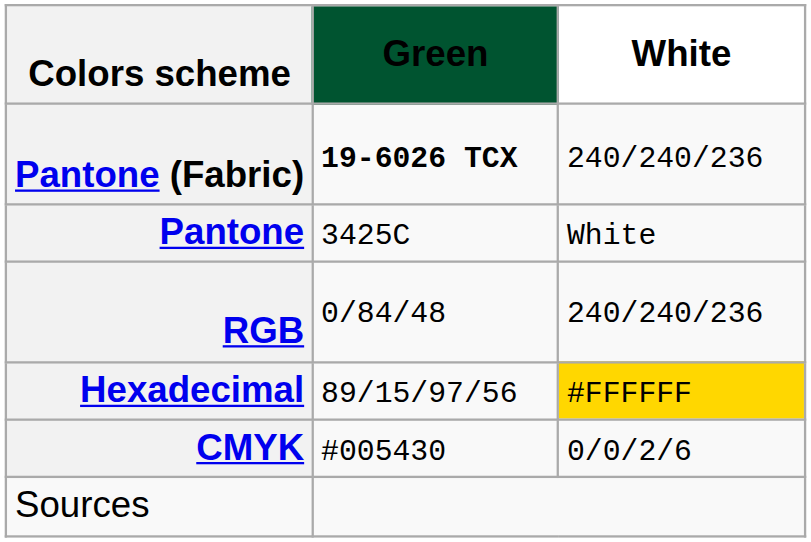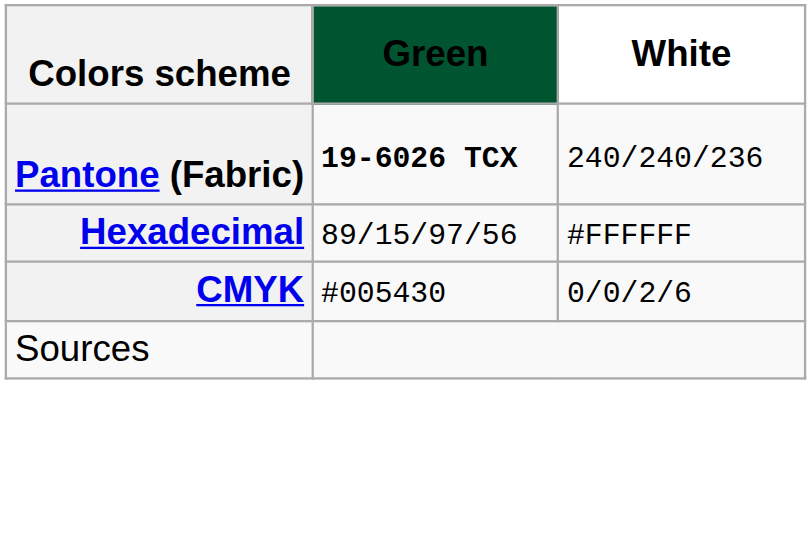- row: (232, 232)
- row: (263, 331)
(629, 394) gold background -> (629, 236) no background
